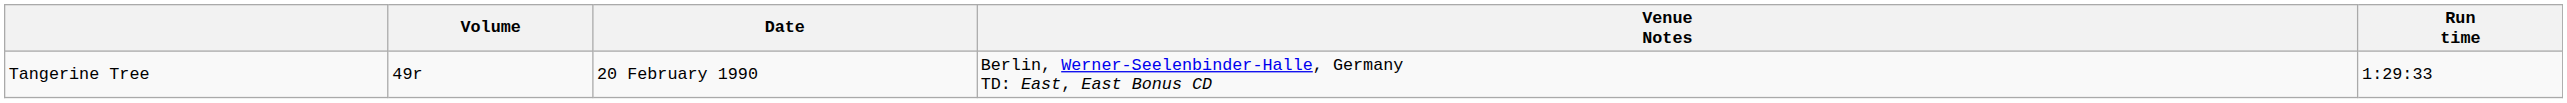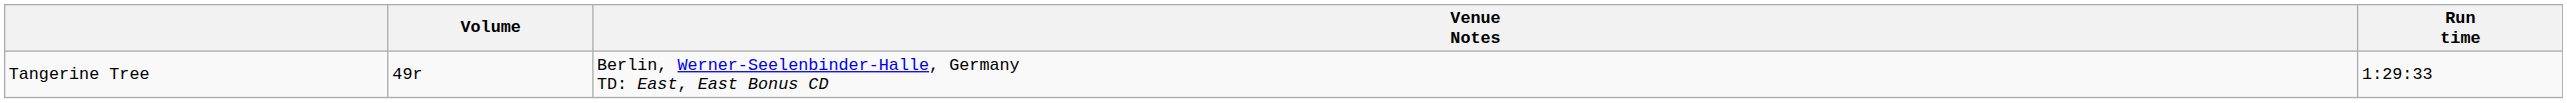- column: (785, 28)
